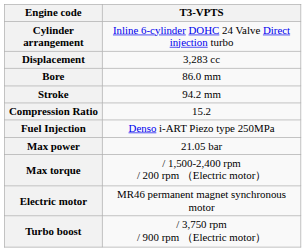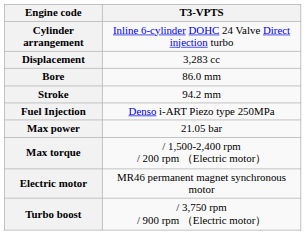- row: (53, 111)
